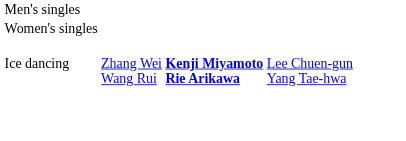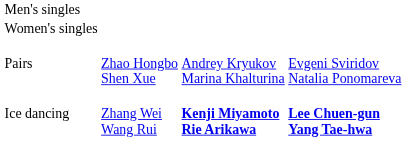+ row: (19, 63)
(310, 71) normal -> (334, 121) bold
